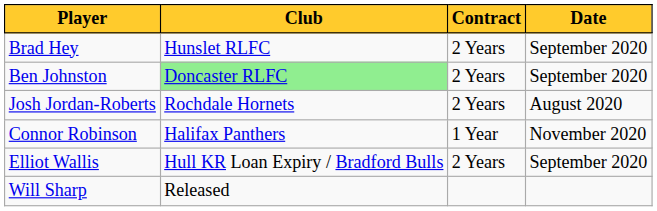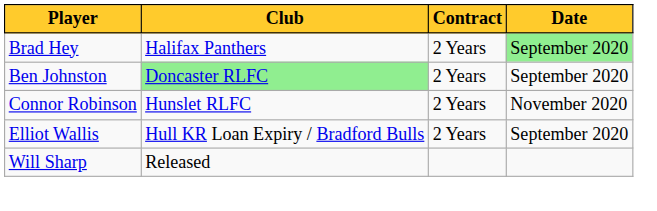(217, 47) Hunslet RLFC -> (206, 47) Halifax Panthers
(588, 47) no background -> (569, 47) lightgreen background
- row: (82, 104)
(225, 133) Halifax Panthers -> (198, 104) Hunslet RLFC
(475, 133) 1 Year -> (459, 104) 2 Years
